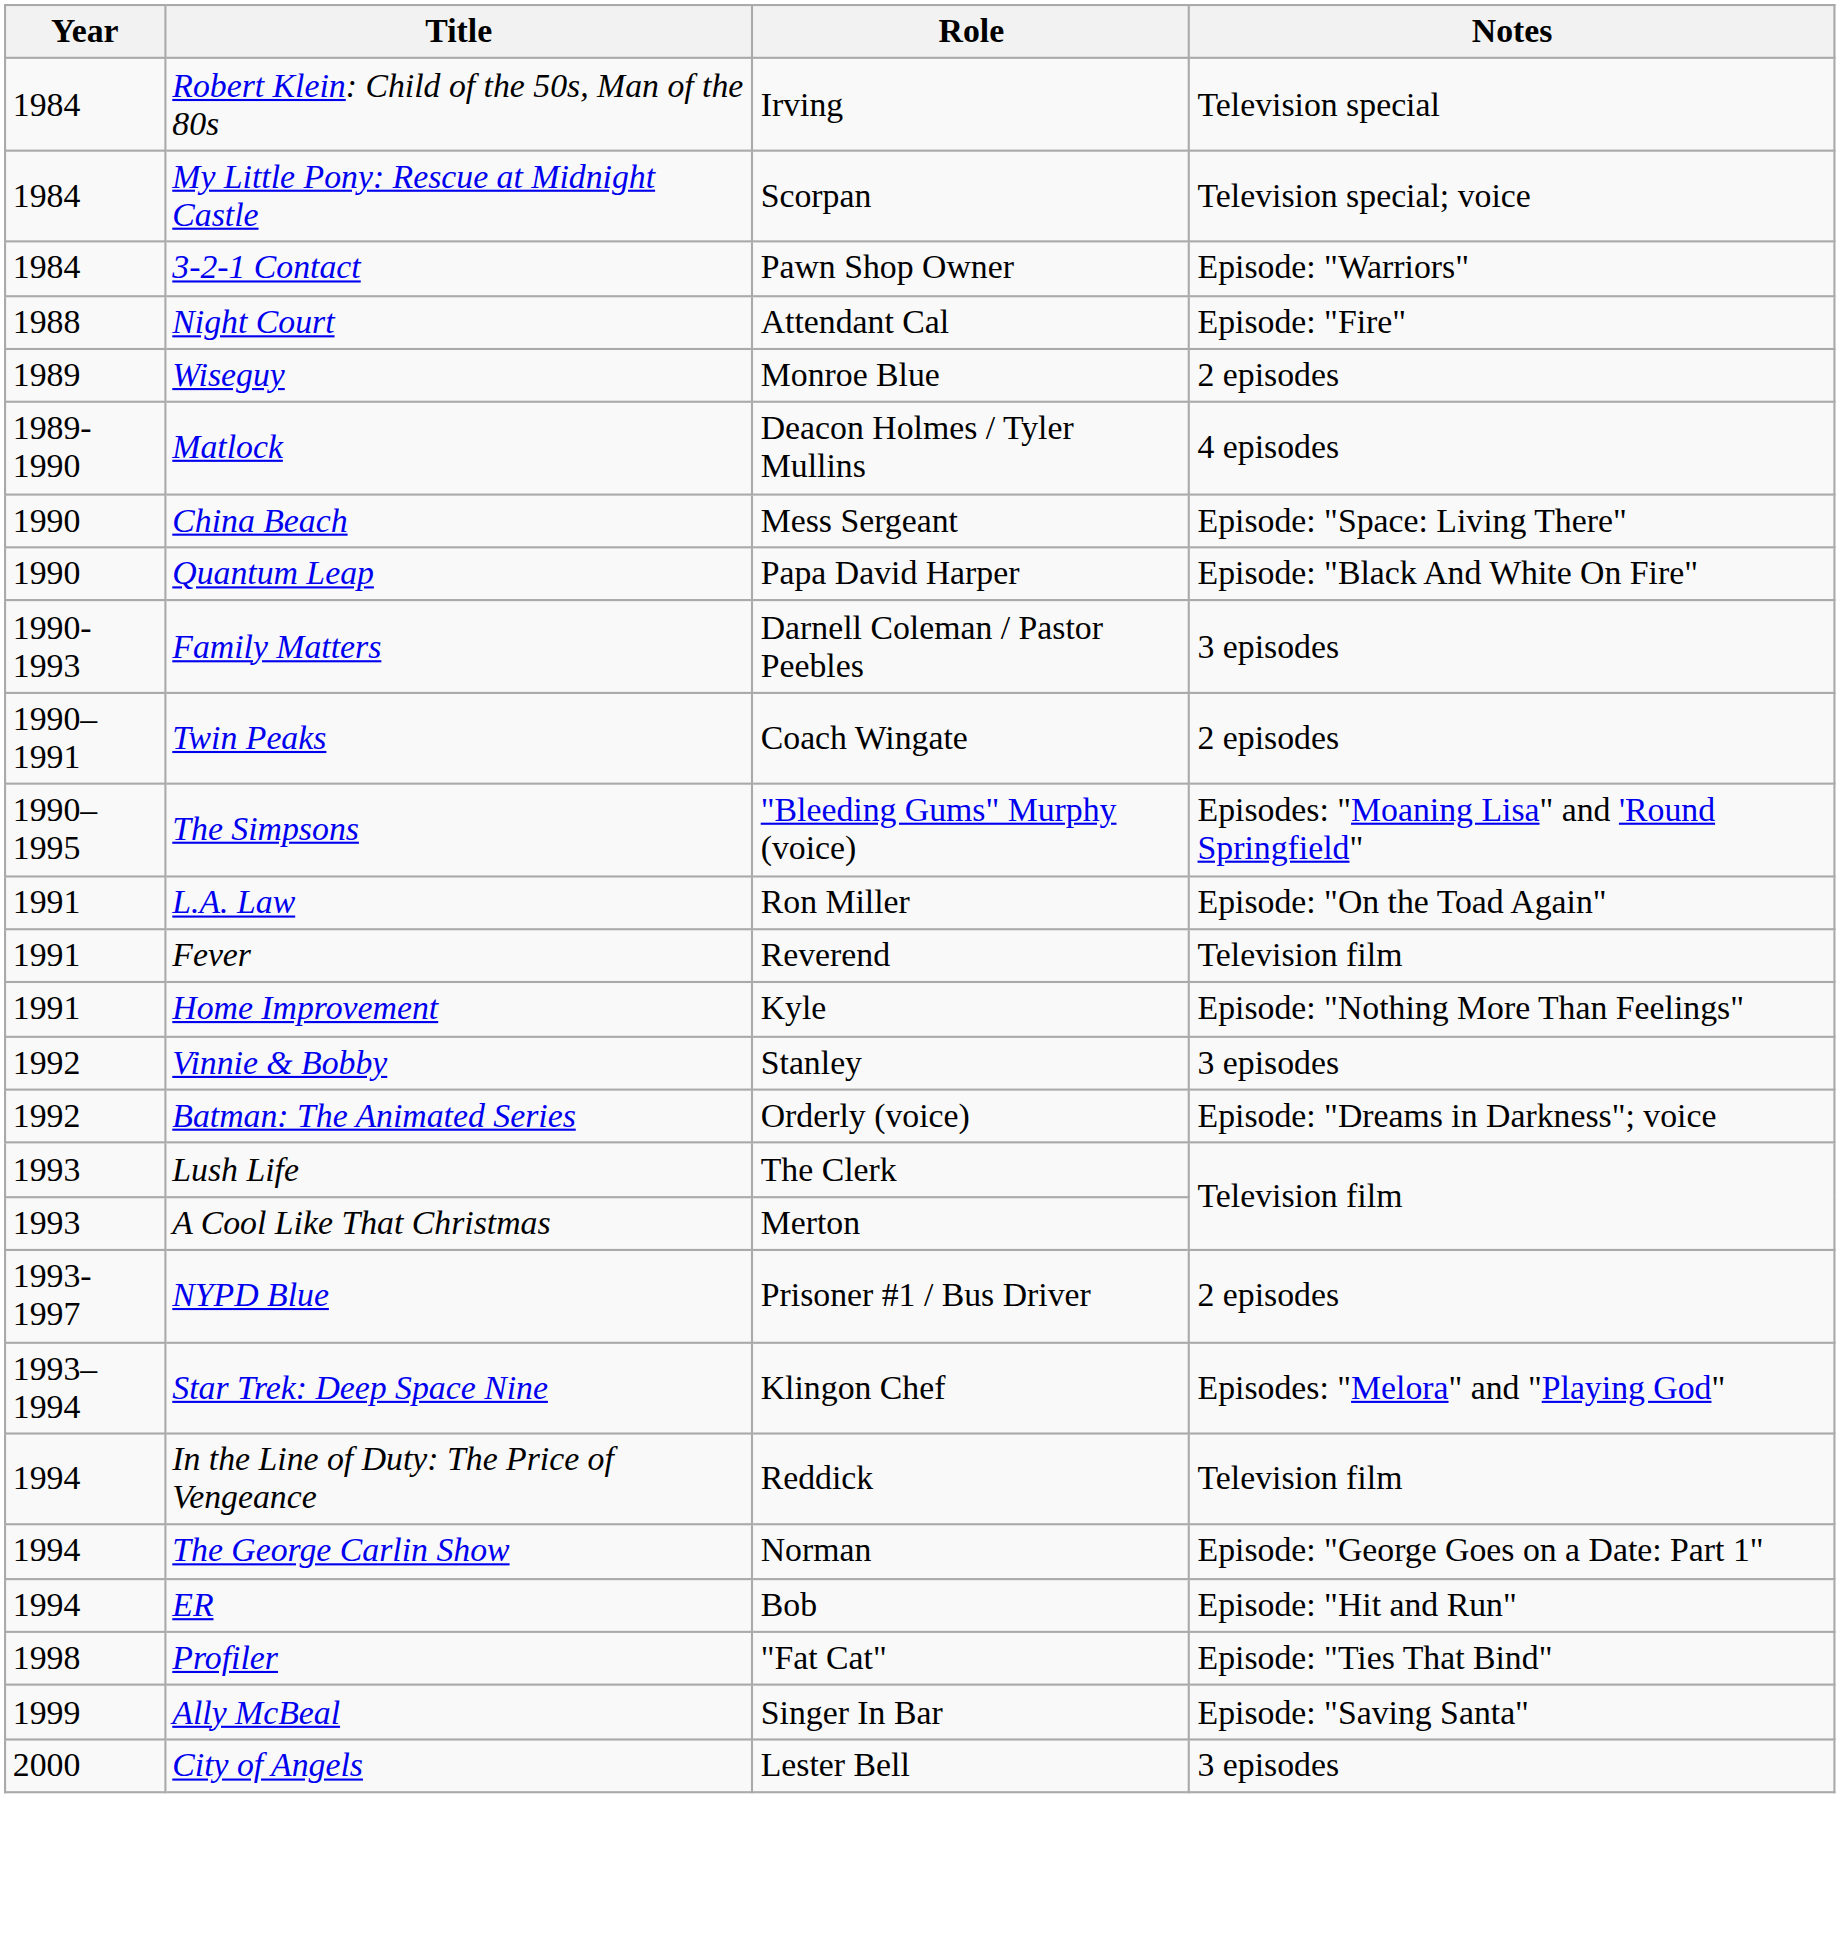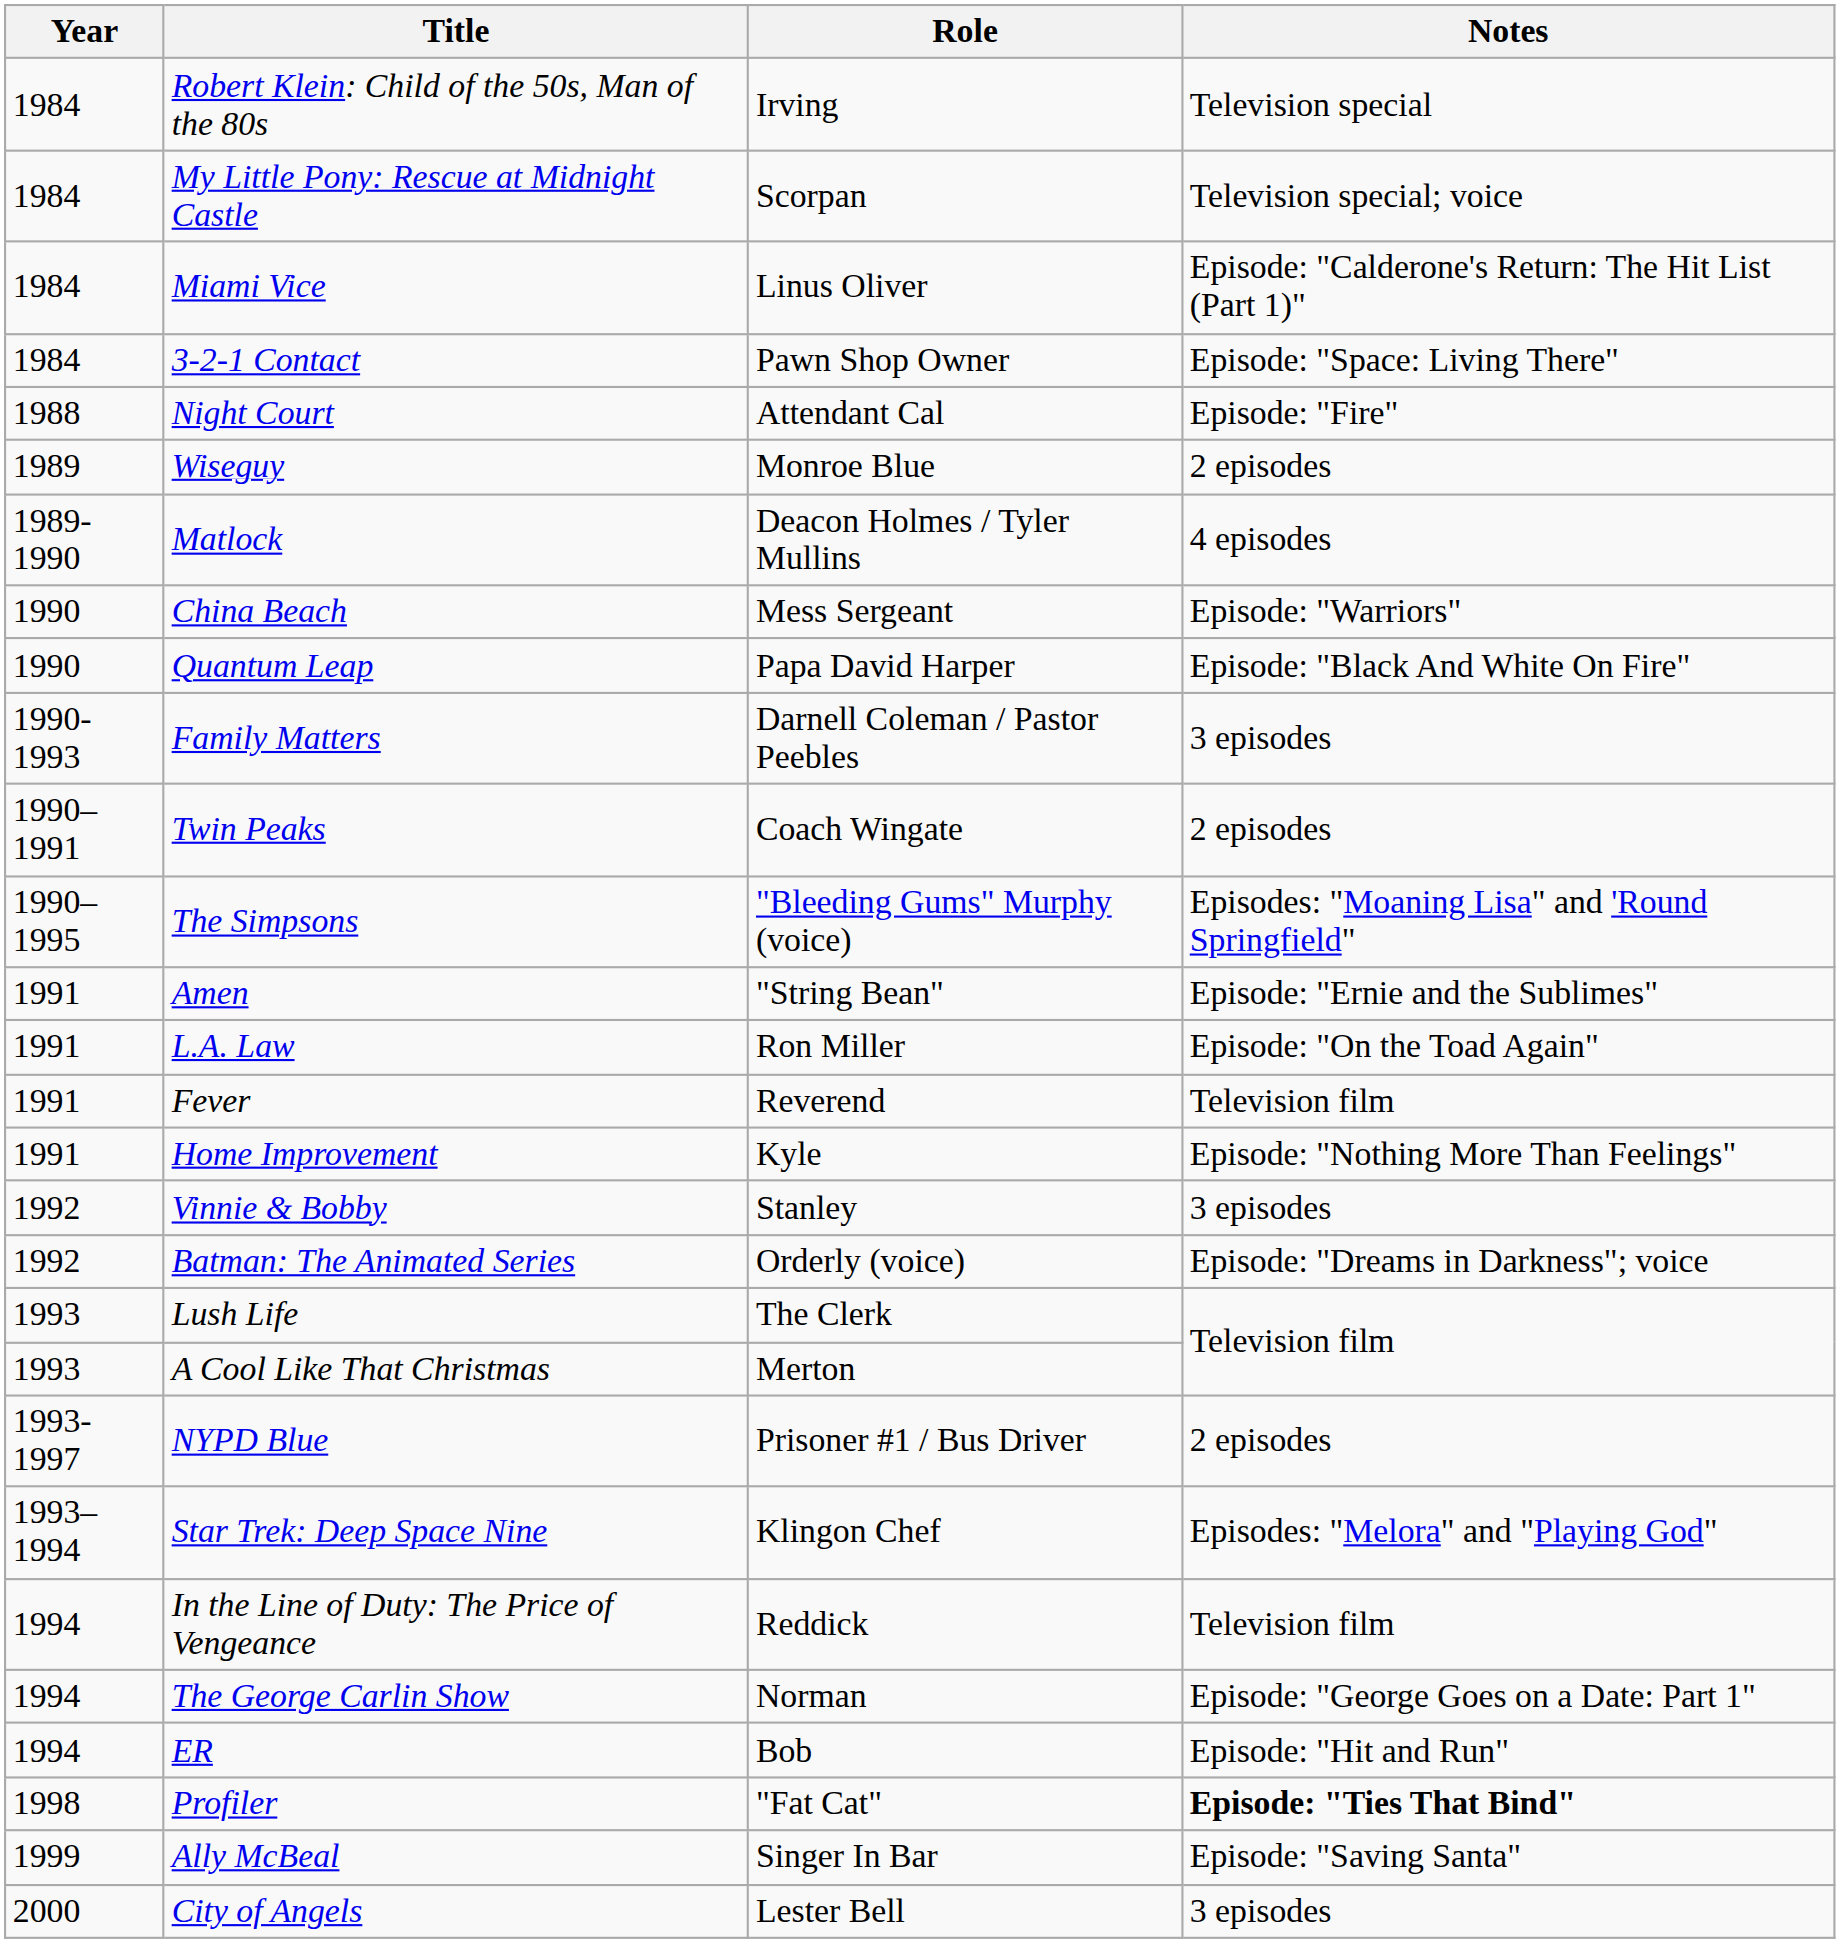+ row: (249, 286)
(1333, 267) Episode: "Warriors" -> (1404, 359) Episode: "Space: Living There"
(1412, 519) Episode: "Space: Living There" -> (1325, 611) Episode: "Warriors"
+ row: (210, 993)
(1375, 1658) normal -> (1383, 1803) bold
